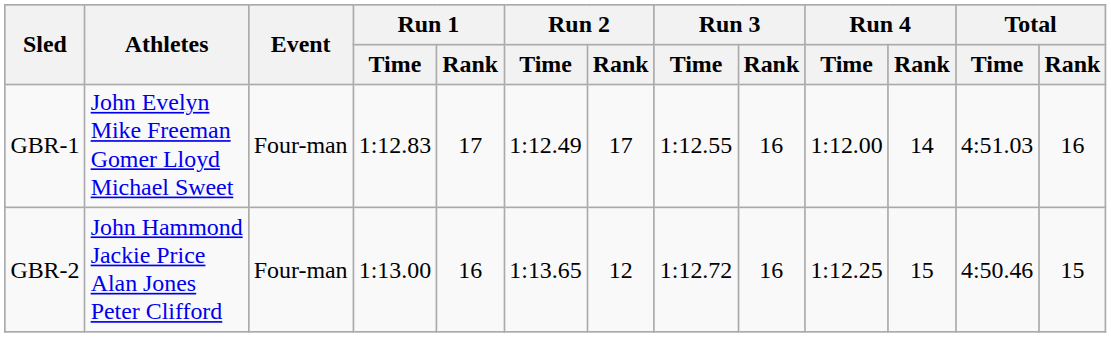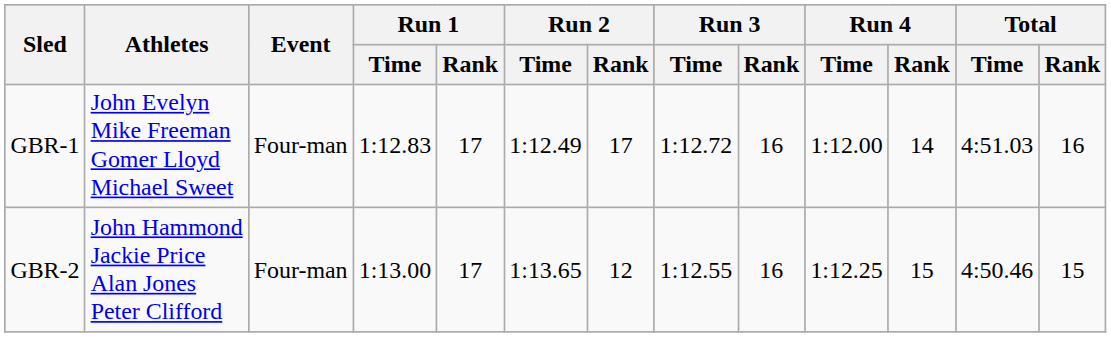(696, 145) 1:12.55 -> (696, 145) 1:12.72
(470, 269) 16 -> (470, 269) 17
(696, 269) 1:12.72 -> (696, 269) 1:12.55
